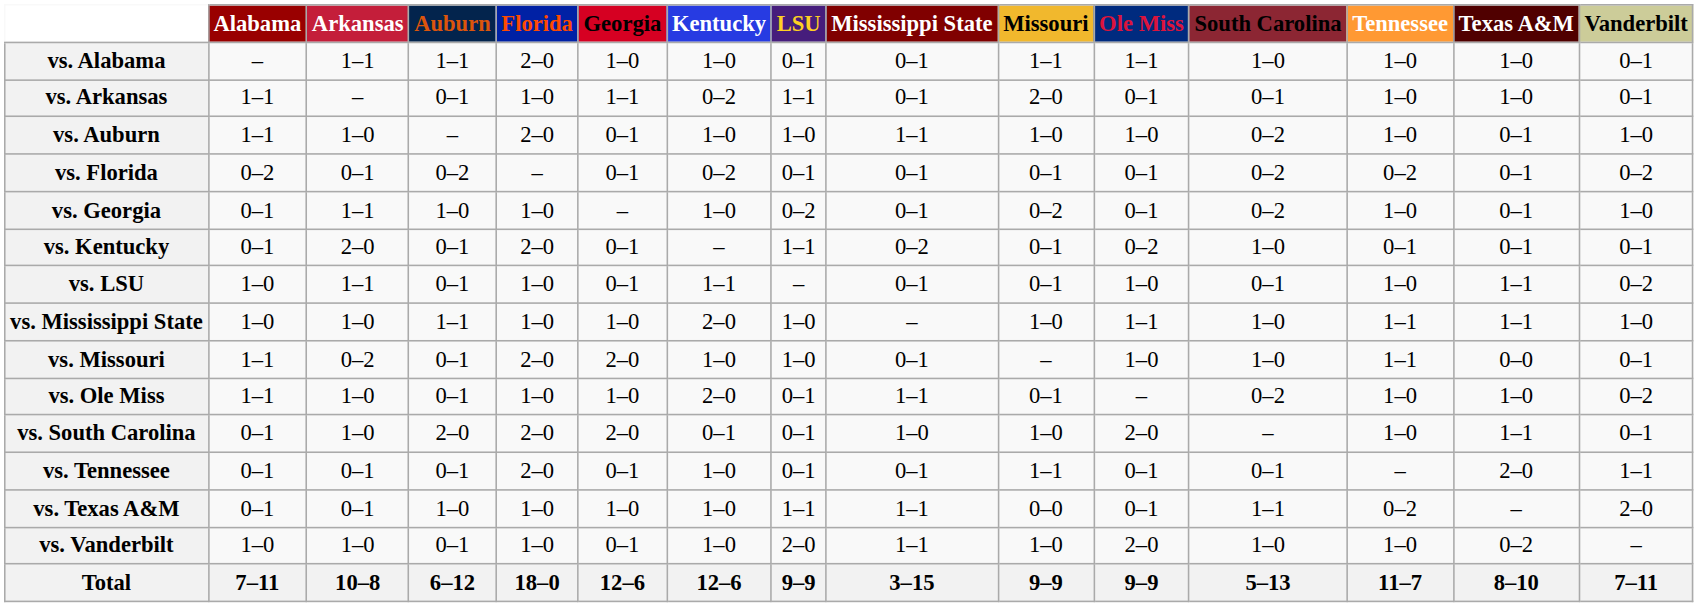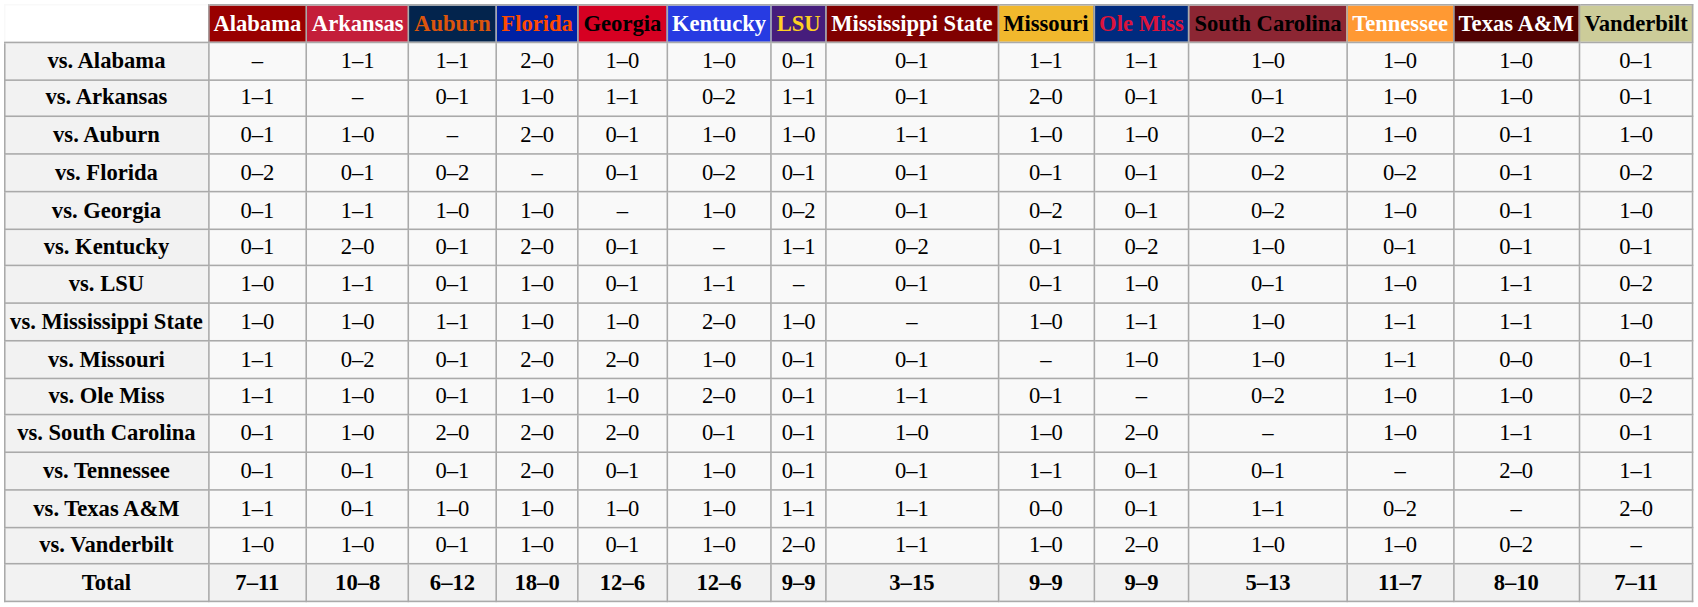(257, 135) 1–1 -> (257, 135) 0–1
(799, 359) 1–0 -> (799, 359) 0–1
(257, 508) 0–1 -> (257, 508) 1–1
